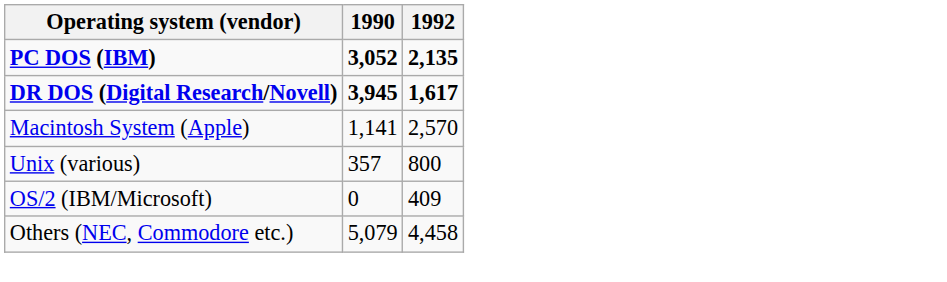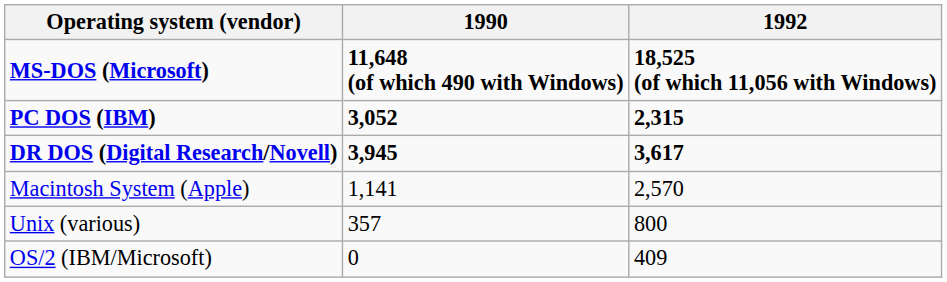+ row: (109, 69)
(433, 57) 2,135 -> (659, 117) 2,315
(433, 92) 1,617 -> (659, 152) 3,617
- row: (152, 233)
